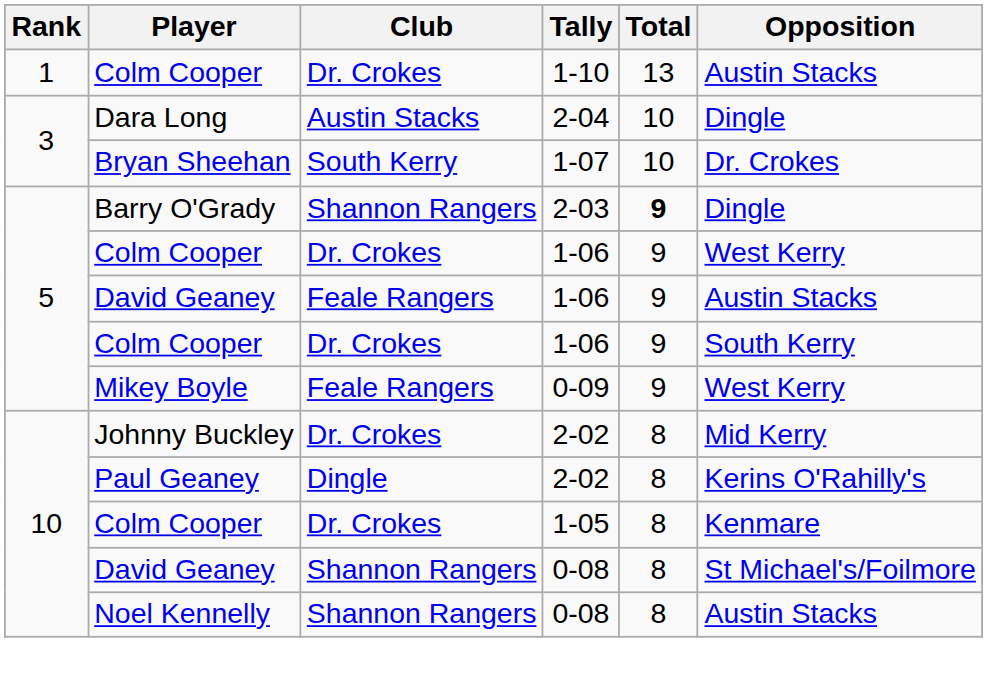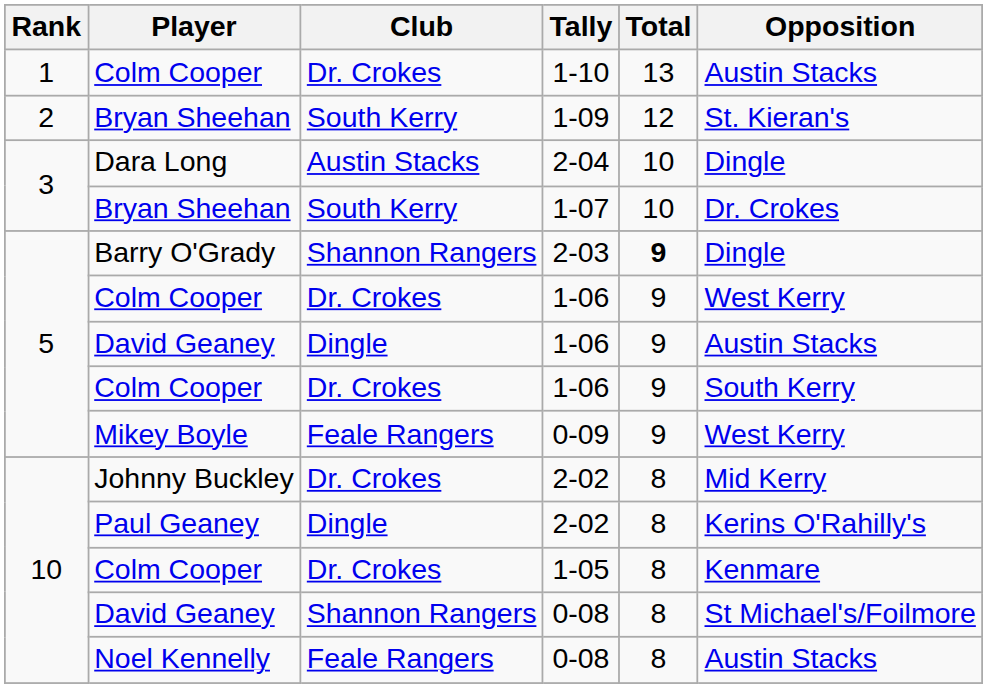+ row: (192, 117)
(400, 298) Feale Rangers -> (347, 343) Dingle
(422, 614) Shannon Rangers -> (400, 659) Feale Rangers
